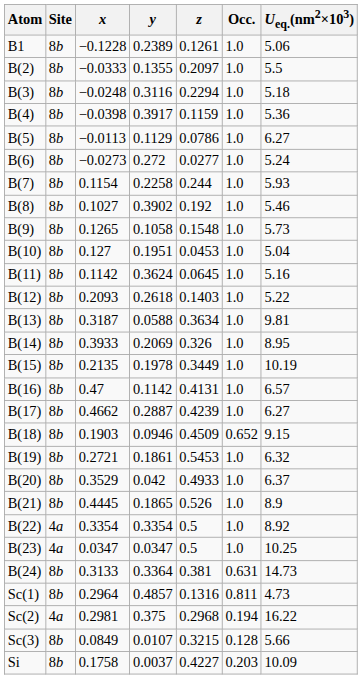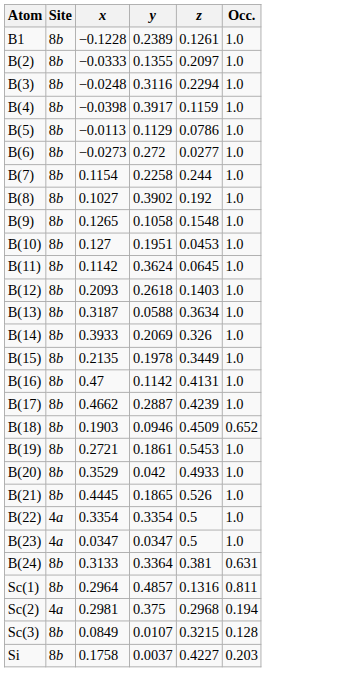- column: (309, 19)
